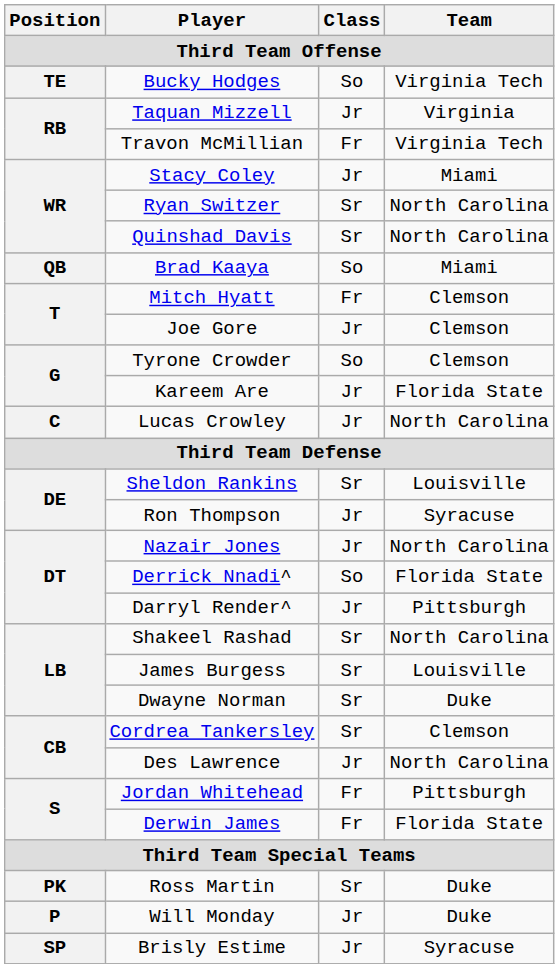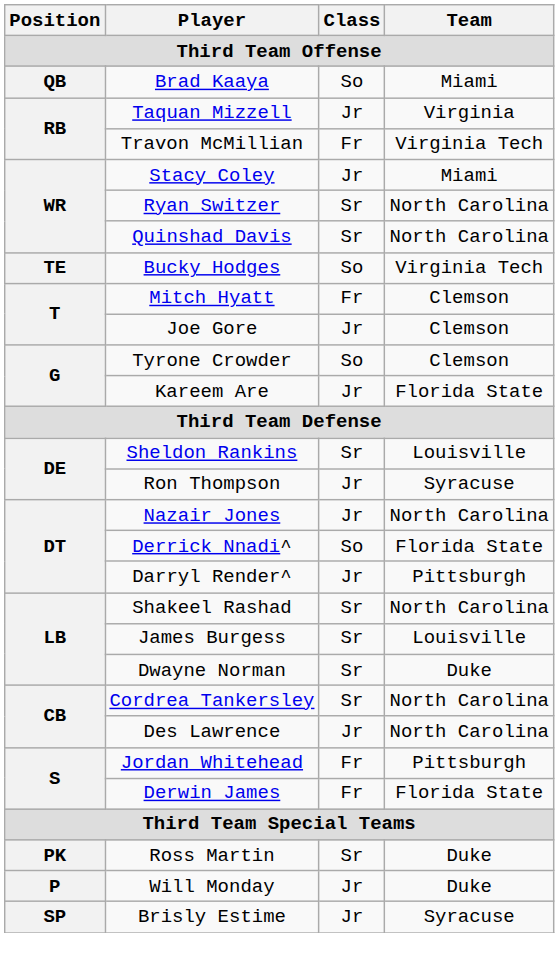rows swapped: (212, 268) <-> (212, 82)
- row: (212, 422)
(469, 732) Clemson -> (469, 701) North Carolina
